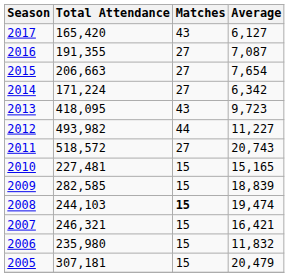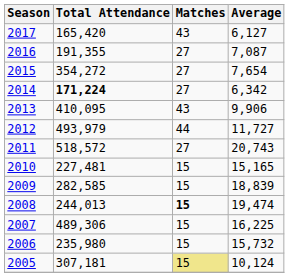(81, 72) 206,663 -> (81, 72) 354,272
(81, 91) normal -> (81, 91) bold
(81, 110) 418,095 -> (81, 110) 410,095
(249, 110) 9,723 -> (249, 110) 9,906
(81, 129) 493,982 -> (81, 129) 493,979
(253, 129) 11,227 -> (253, 129) 11,727
(81, 206) 244,103 -> (81, 206) 244,013
(81, 225) 246,321 -> (81, 225) 489,306
(253, 225) 16,421 -> (253, 225) 16,225
(253, 244) 11,832 -> (253, 244) 15,732
(183, 263) no background -> (183, 263) khaki background
(253, 263) 20,479 -> (253, 263) 10,124
